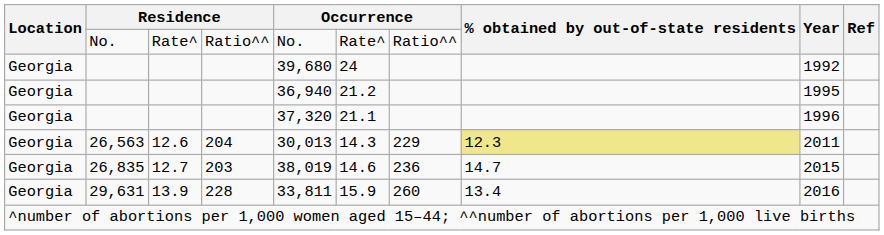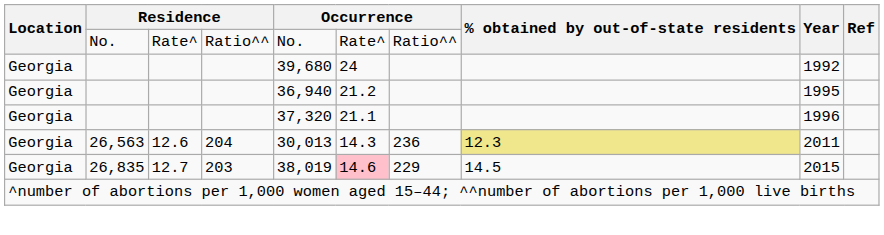(407, 142) 229 -> (407, 142) 236
(358, 167) no background -> (358, 167) pink background
(407, 167) 236 -> (407, 167) 229
(483, 167) 14.7 -> (483, 167) 14.5
- row: (117, 192)
